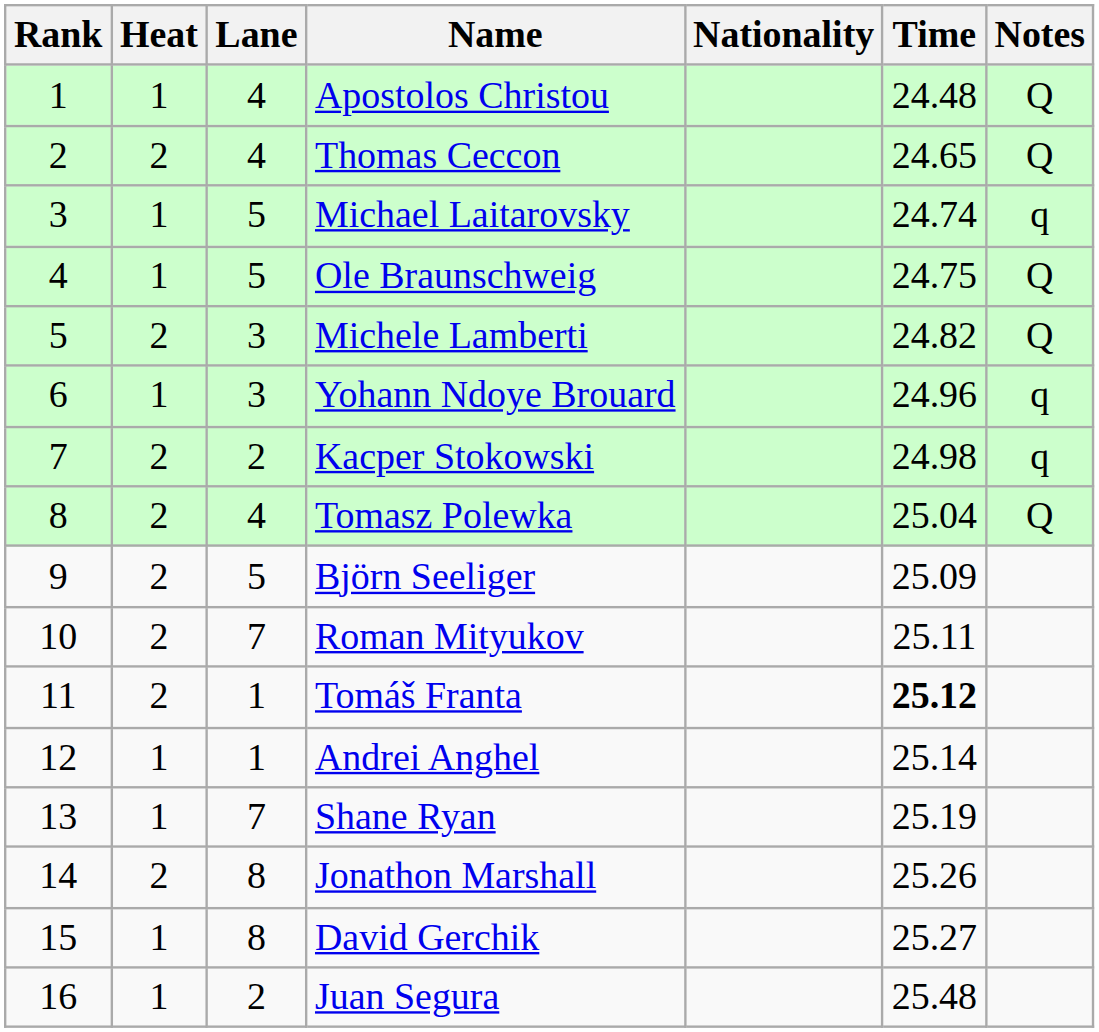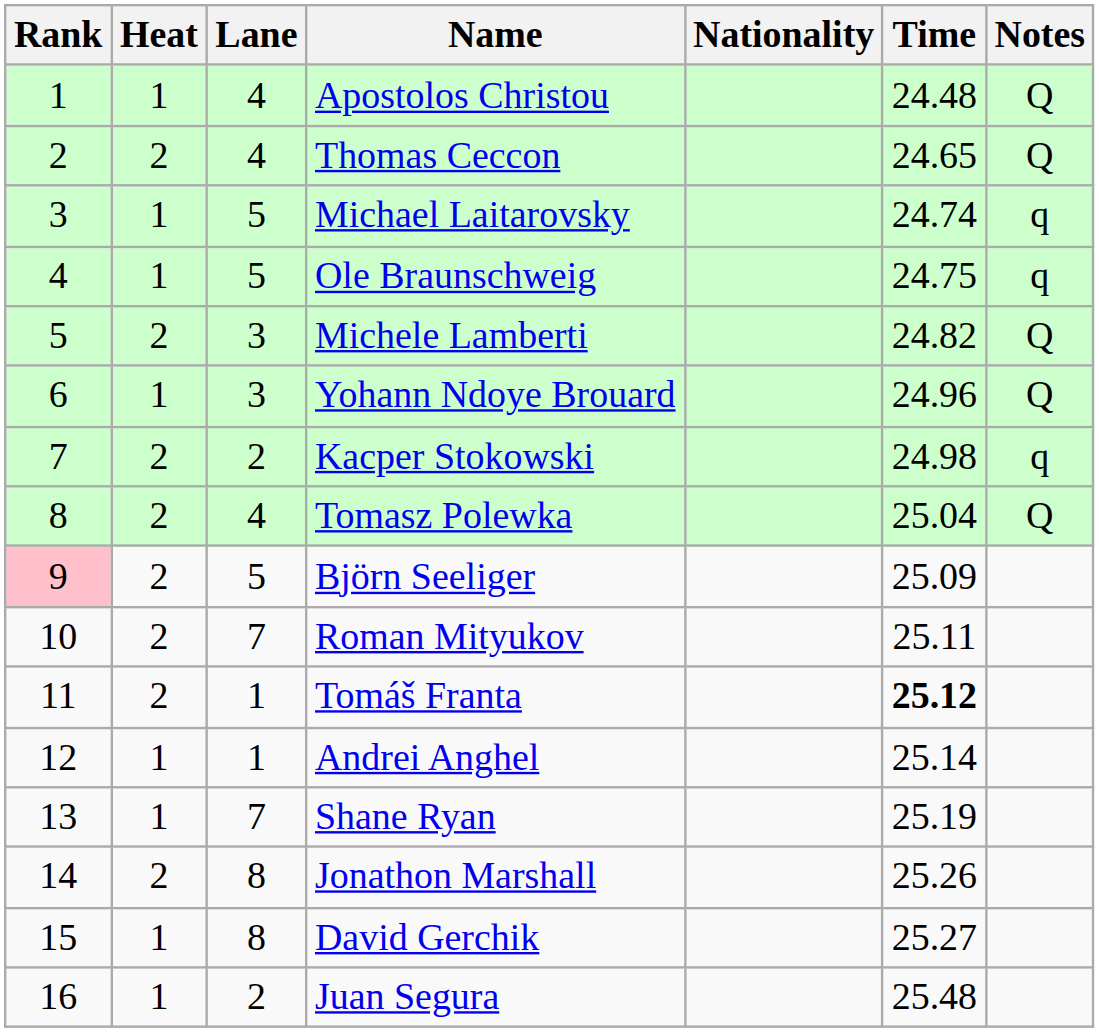(1040, 275) Q -> (1040, 275) q
(1040, 395) q -> (1040, 395) Q
(58, 575) no background -> (58, 575) pink background
